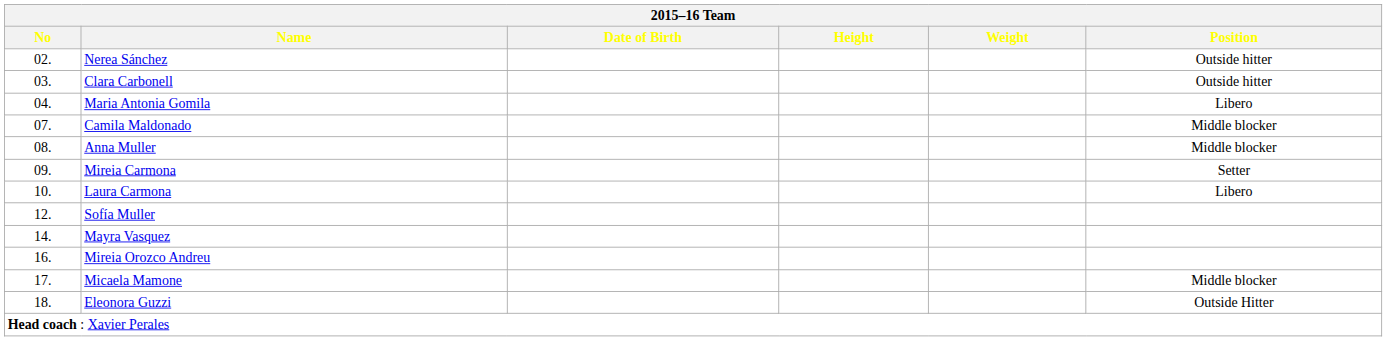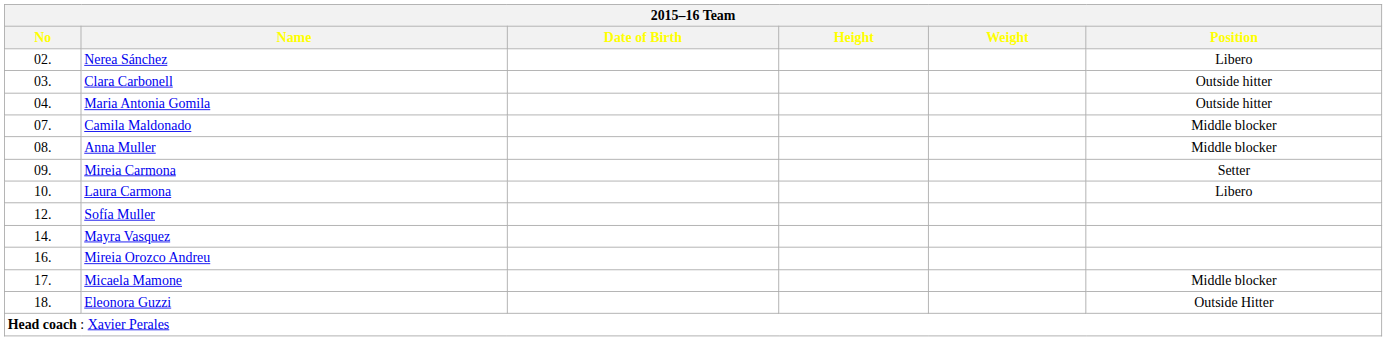(1234, 59) Outside hitter -> (1234, 59) Libero
(1234, 103) Libero -> (1234, 103) Outside hitter
